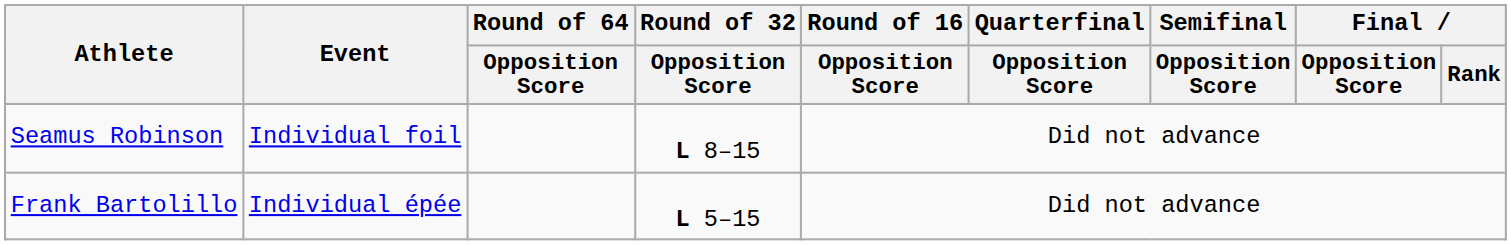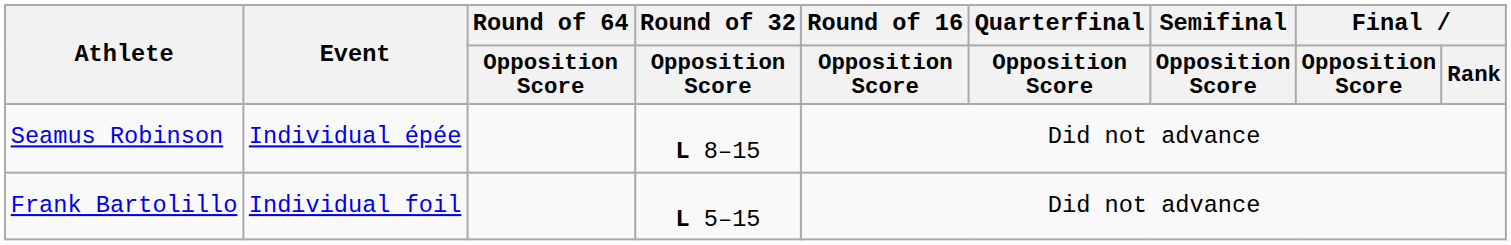(355, 138) Individual foil -> (355, 138) Individual épée
(355, 206) Individual épée -> (355, 206) Individual foil
